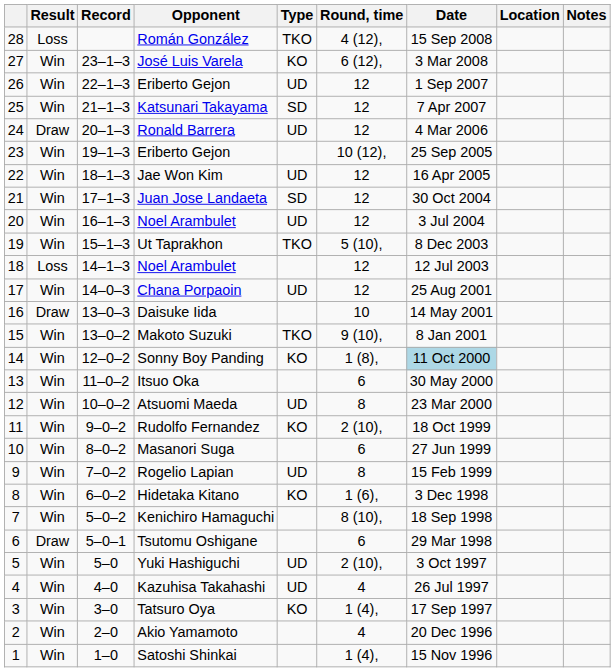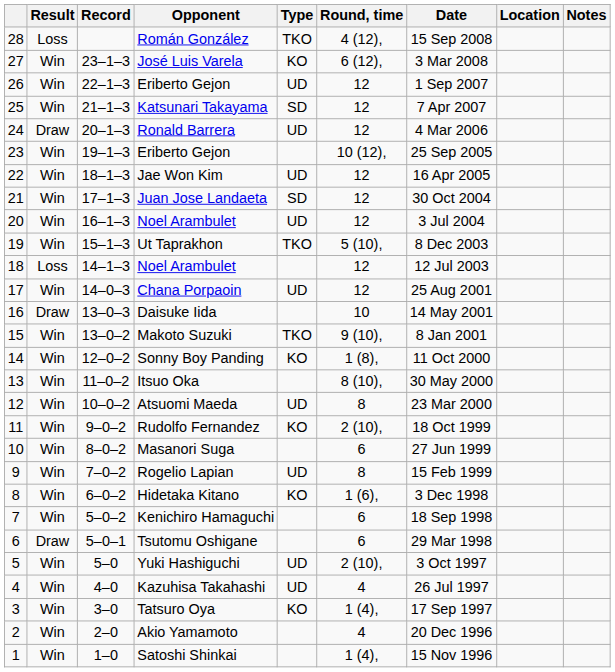(451, 358) lightblue background -> (451, 358) no background
(362, 381) 6 -> (362, 381) 8 (10),
(362, 518) 8 (10), -> (362, 518) 6
